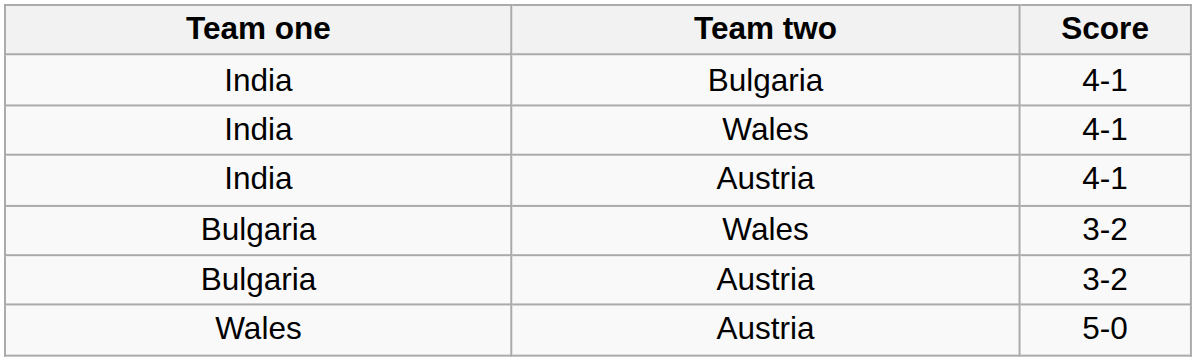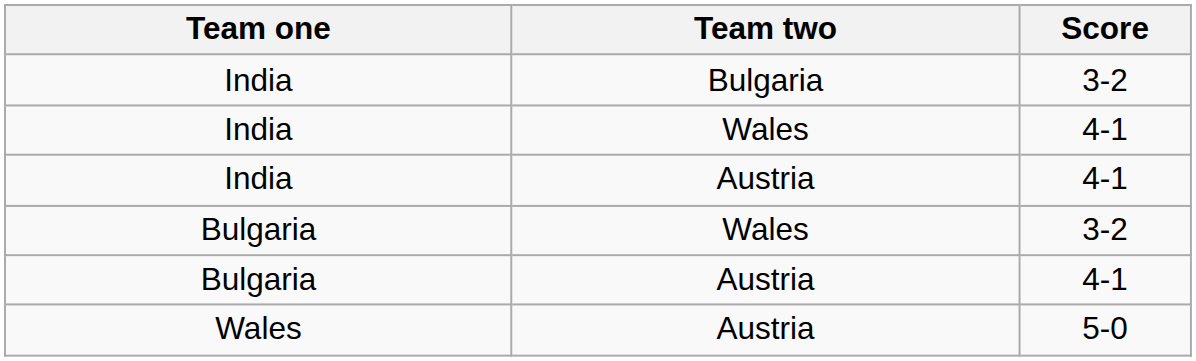(1105, 79) 4-1 -> (1105, 79) 3-2
(1105, 279) 3-2 -> (1105, 279) 4-1
